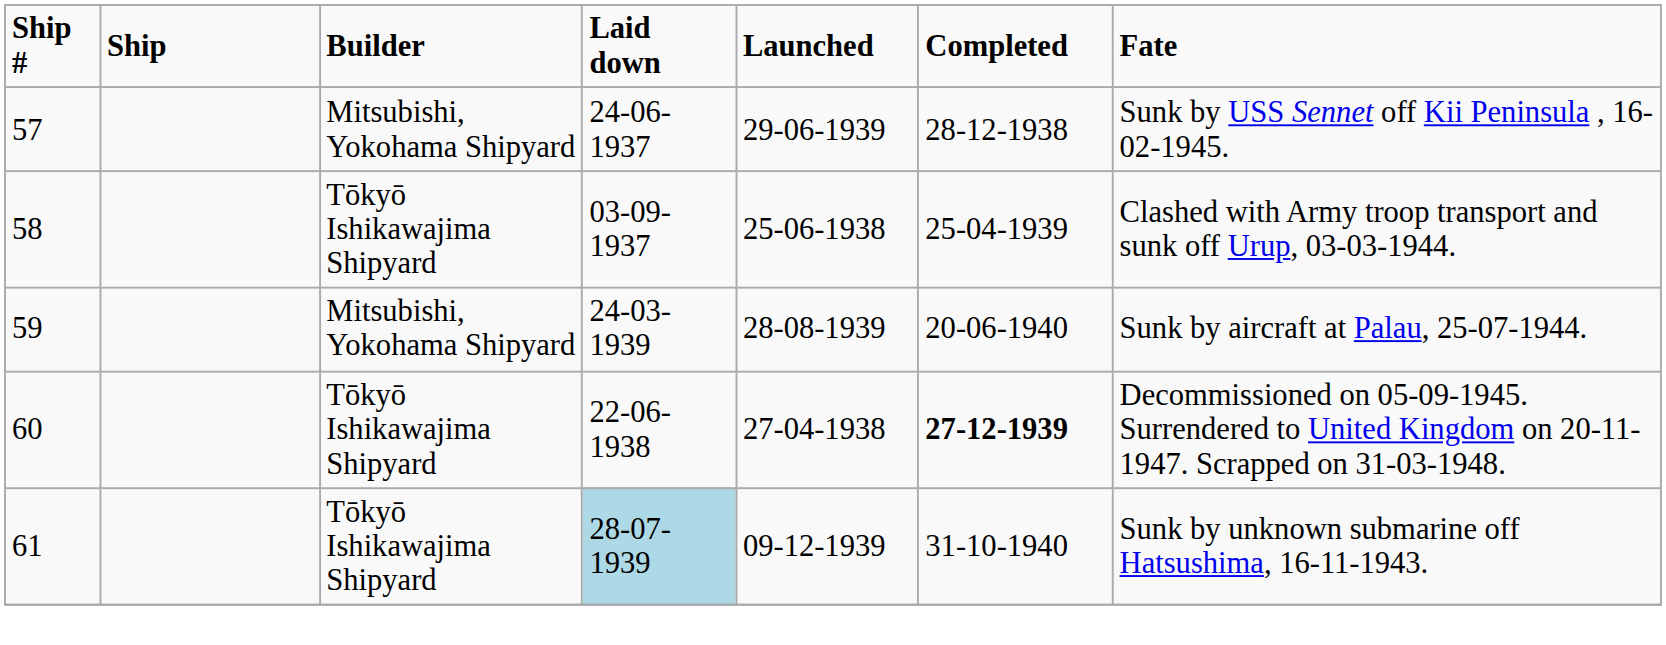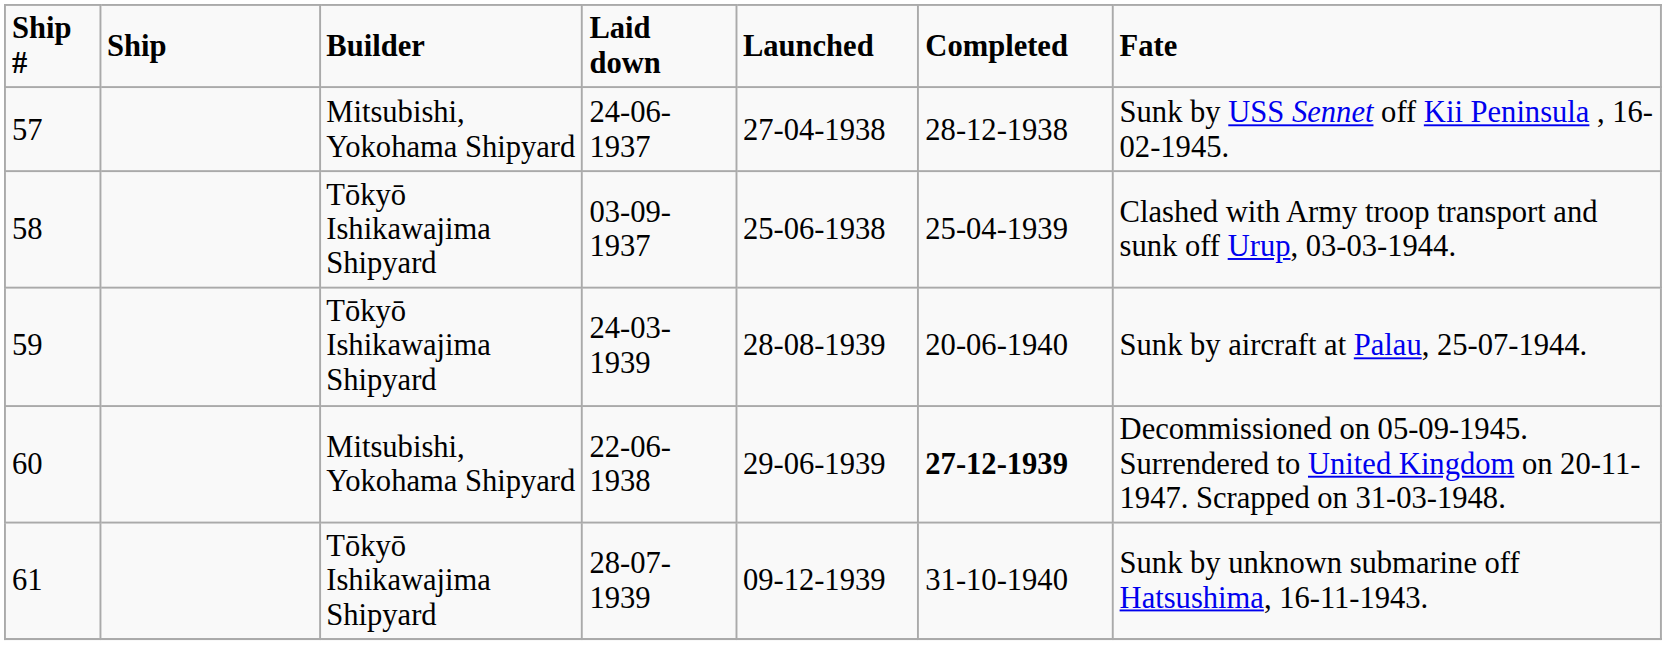(814, 128) 29-06-1939 -> (814, 128) 27-04-1938
(451, 328) Mitsubishi, Yokohama Shipyard -> (409, 346) Tōkyō Ishikawajima Shipyard
(409, 428) Tōkyō Ishikawajima Shipyard -> (451, 463) Mitsubishi, Yokohama Shipyard
(814, 428) 27-04-1938 -> (814, 463) 29-06-1939
(630, 546) lightblue background -> (630, 580) no background
